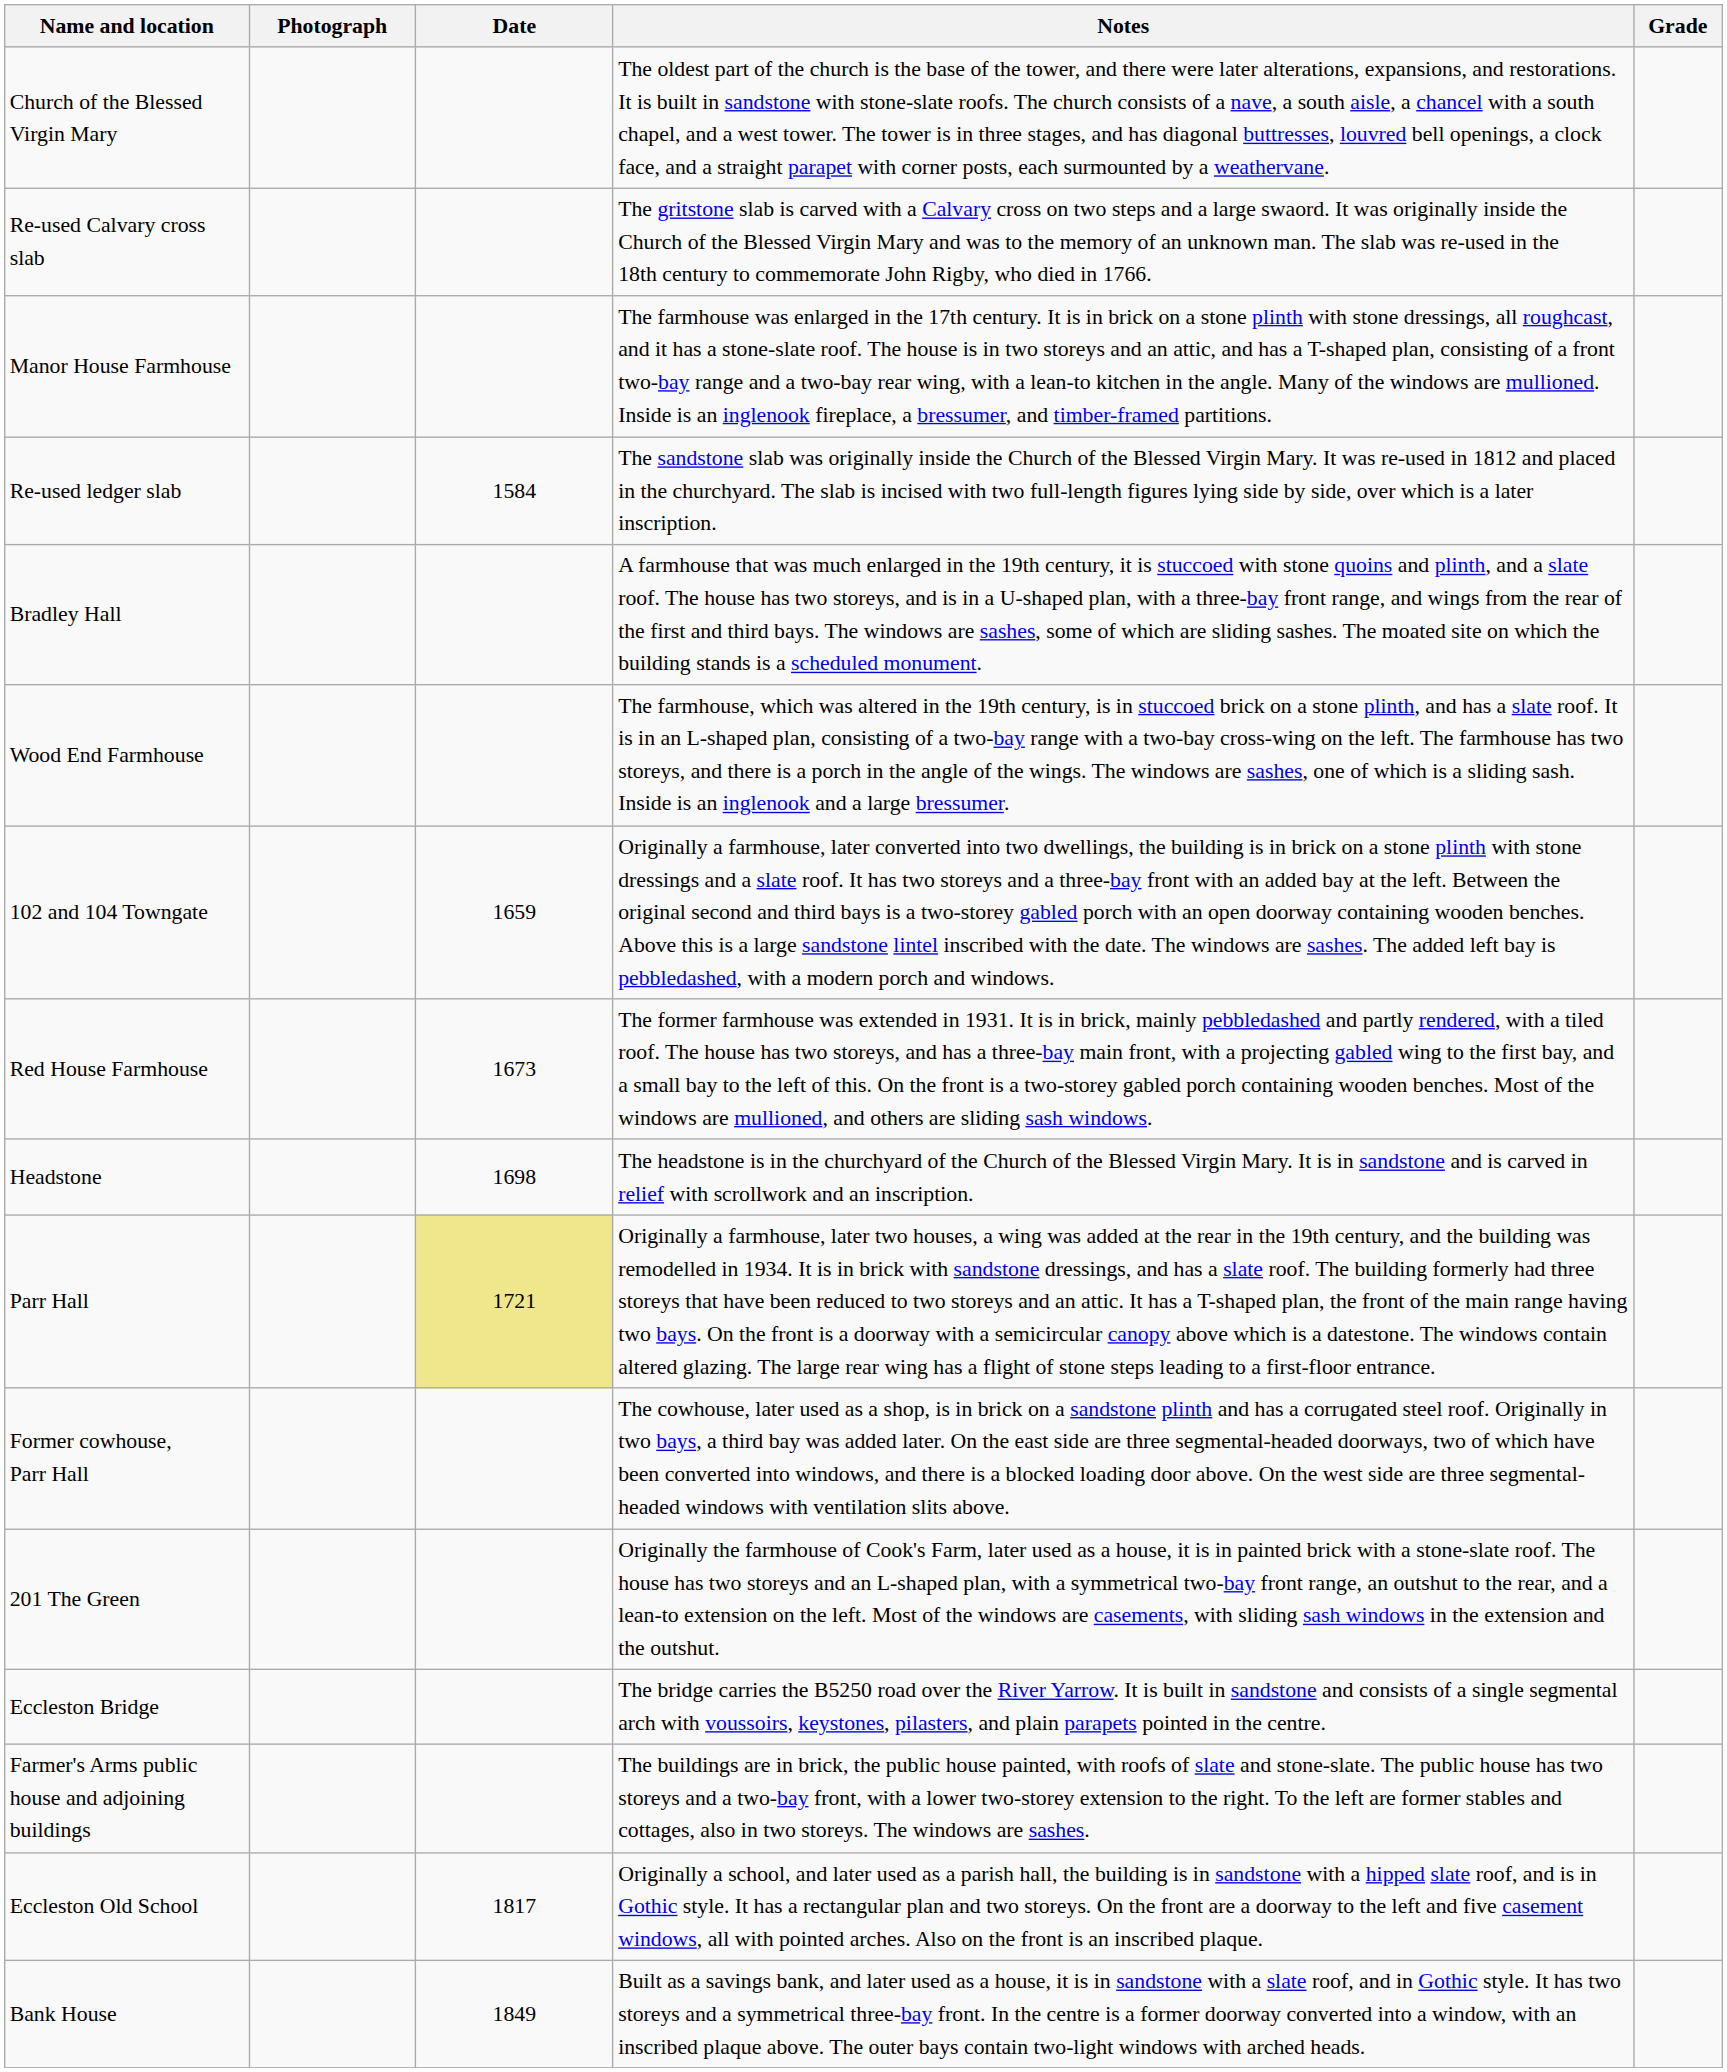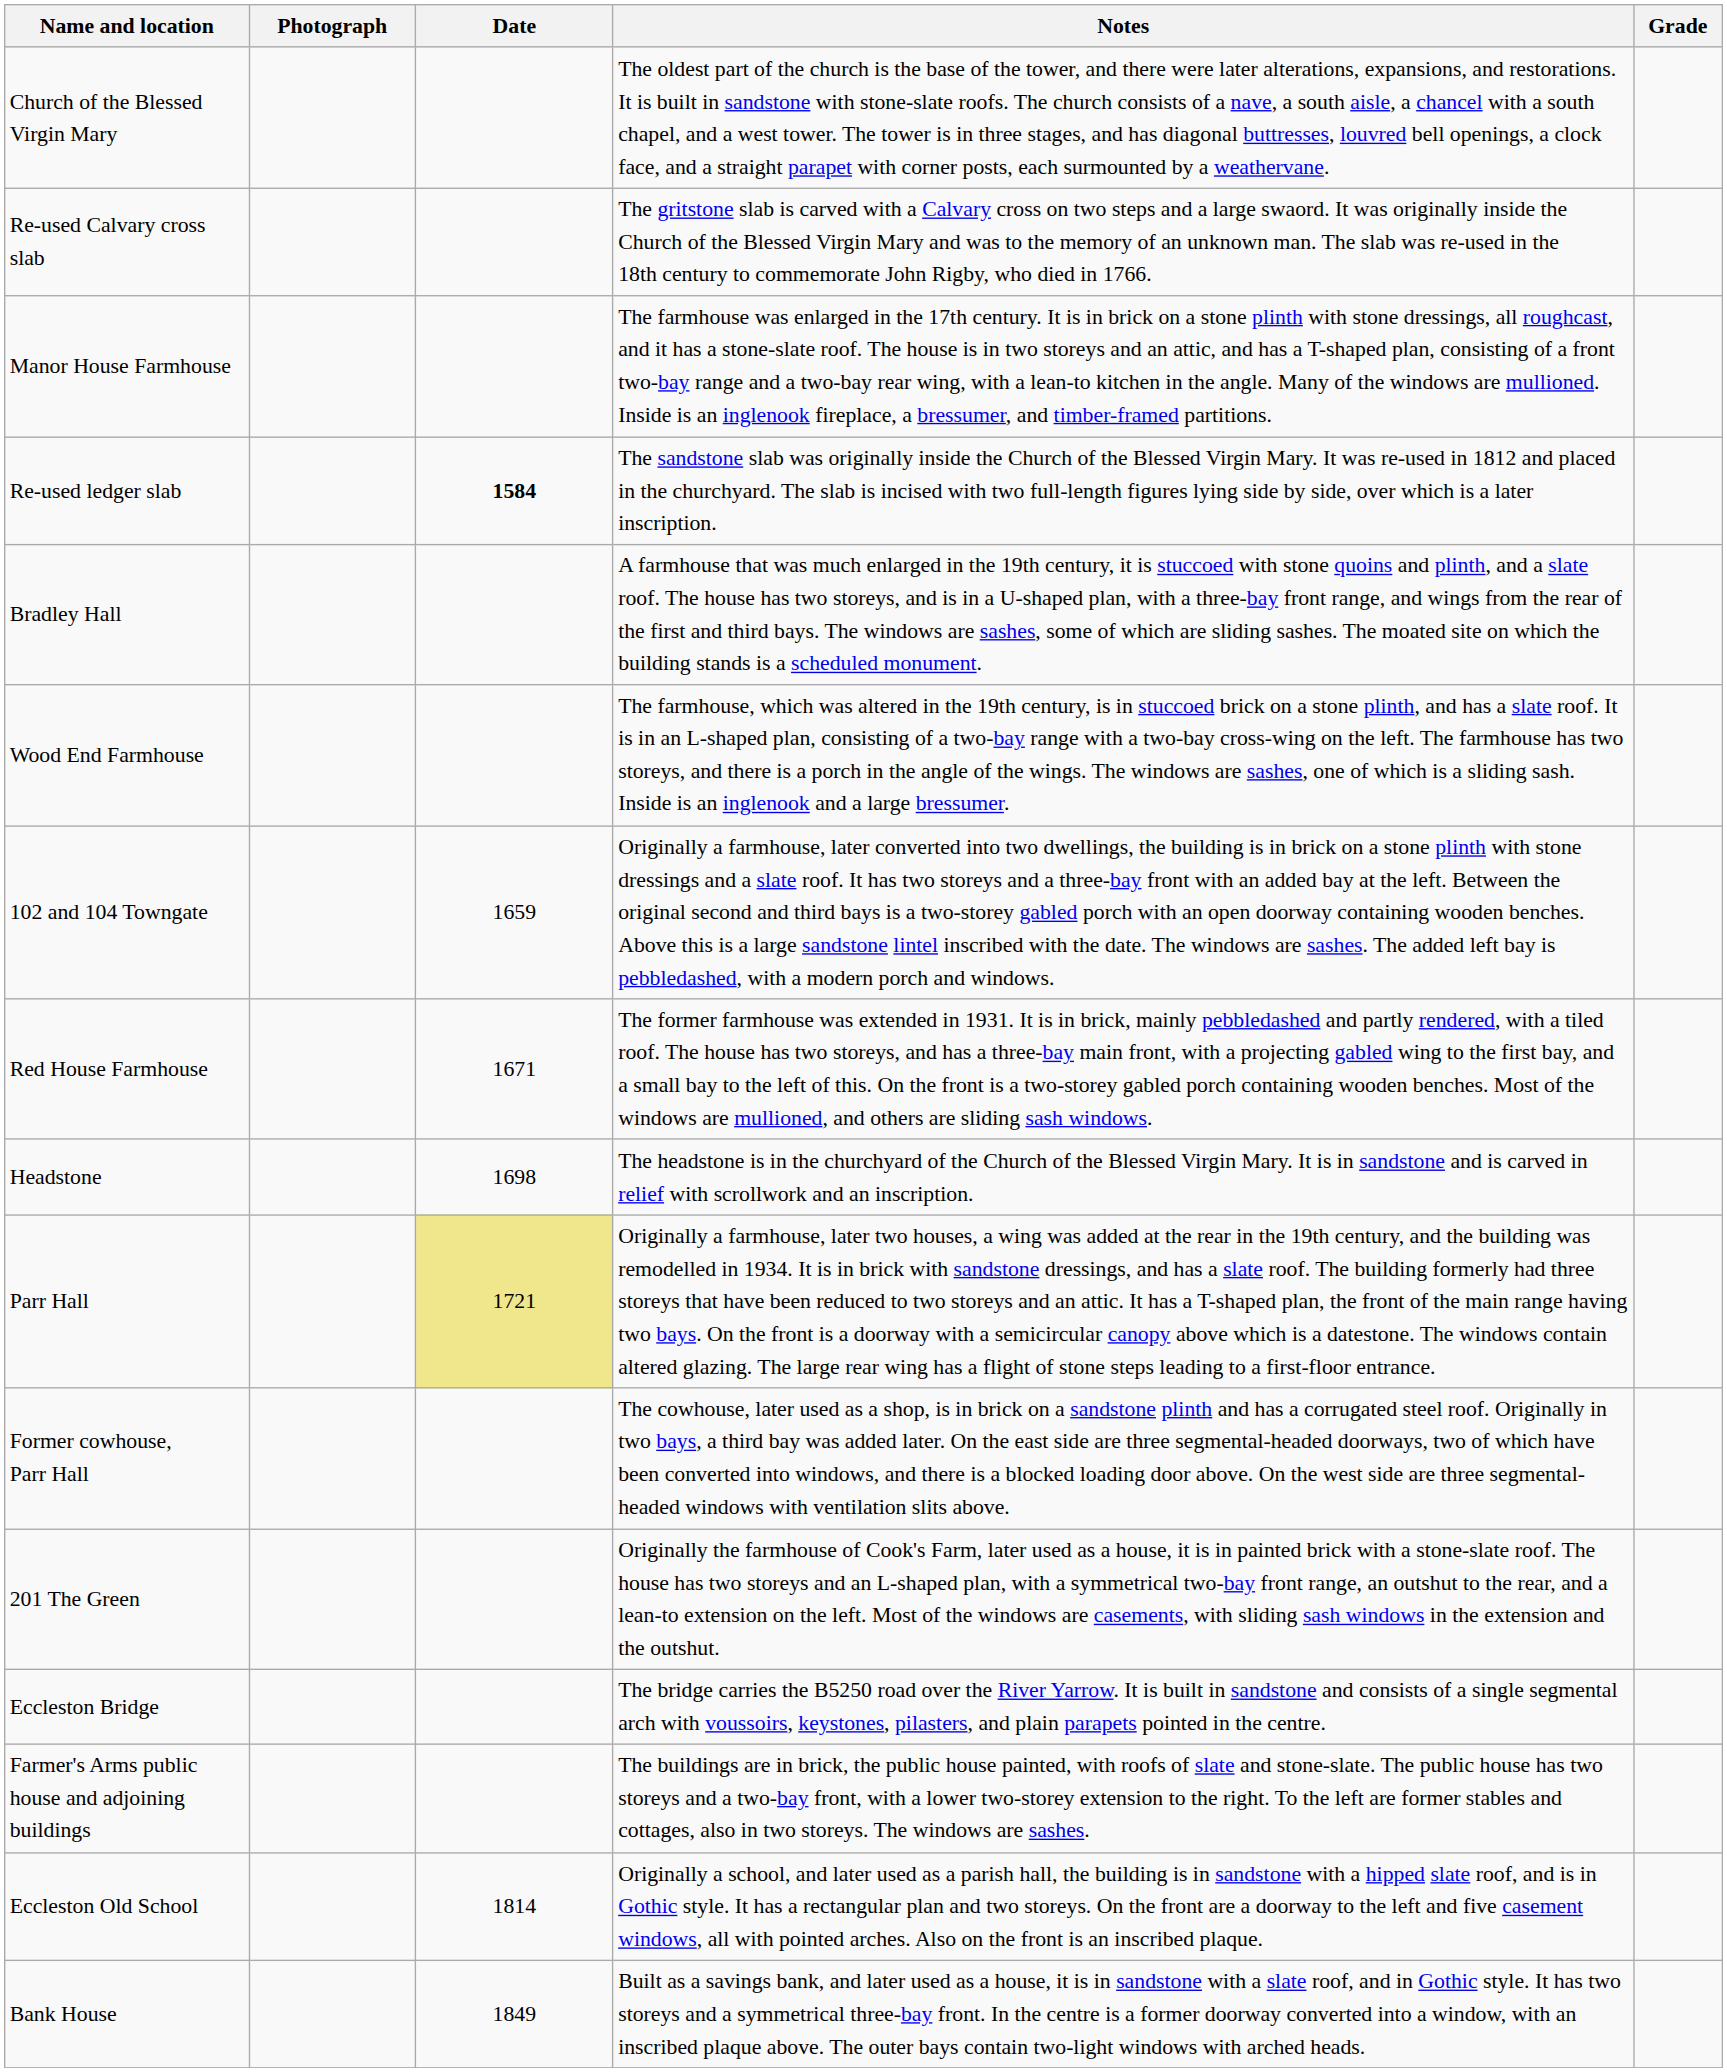(514, 490) normal -> (514, 490) bold
(514, 1068) 1673 -> (514, 1068) 1671
(514, 1906) 1817 -> (514, 1906) 1814
